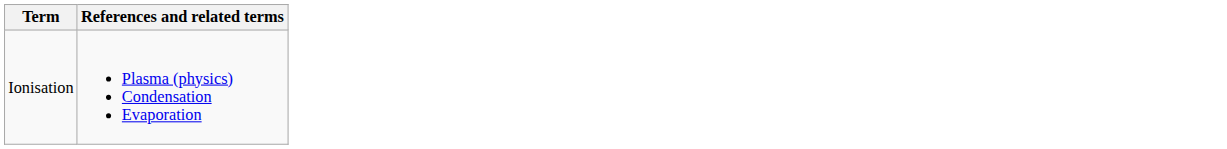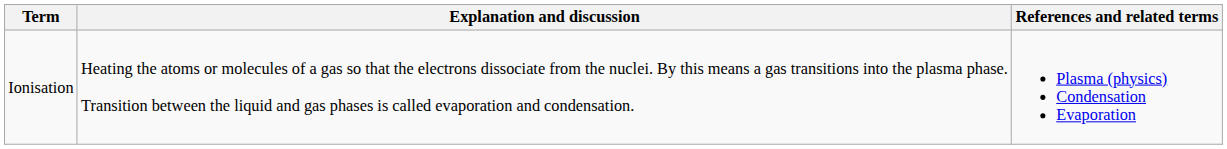+ column: (544, 17)
